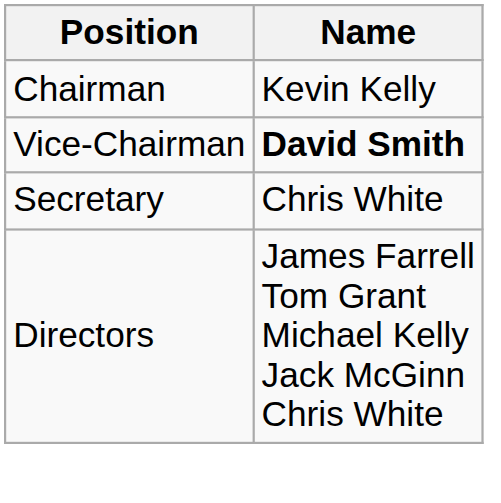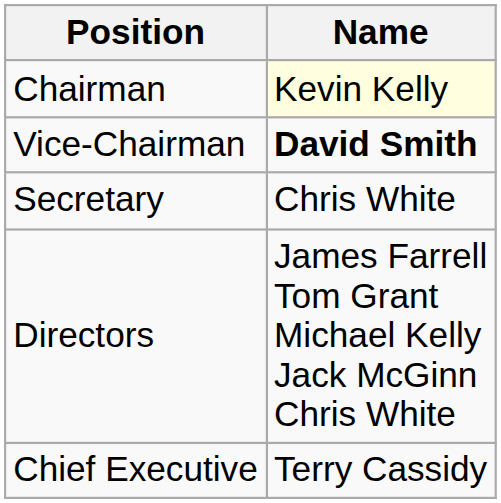(349, 88) no background -> (361, 88) lightyellow background
+ row: (136, 469)
